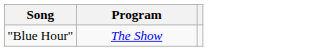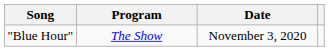+ column: (257, 14)
